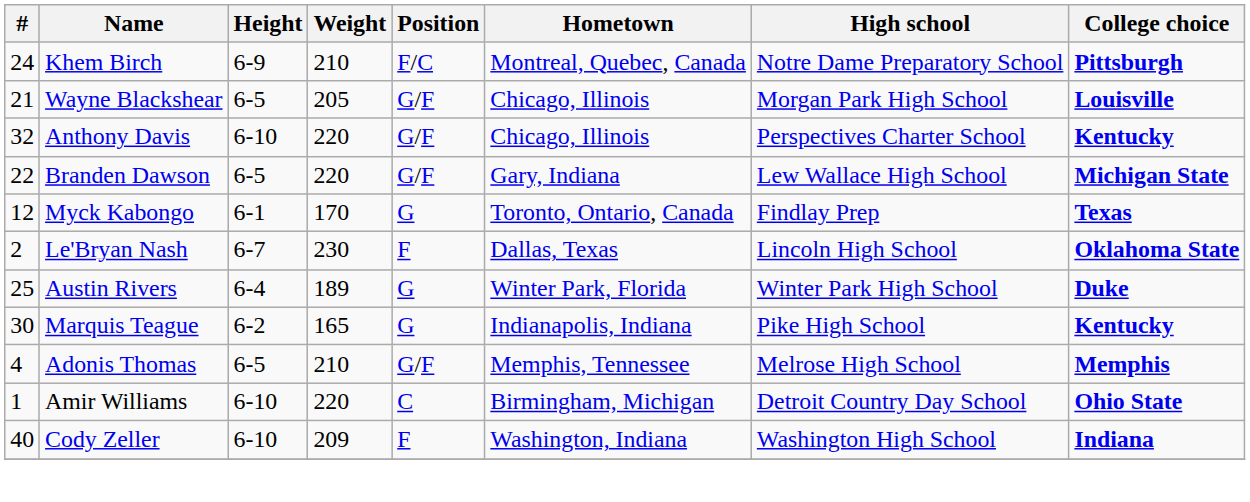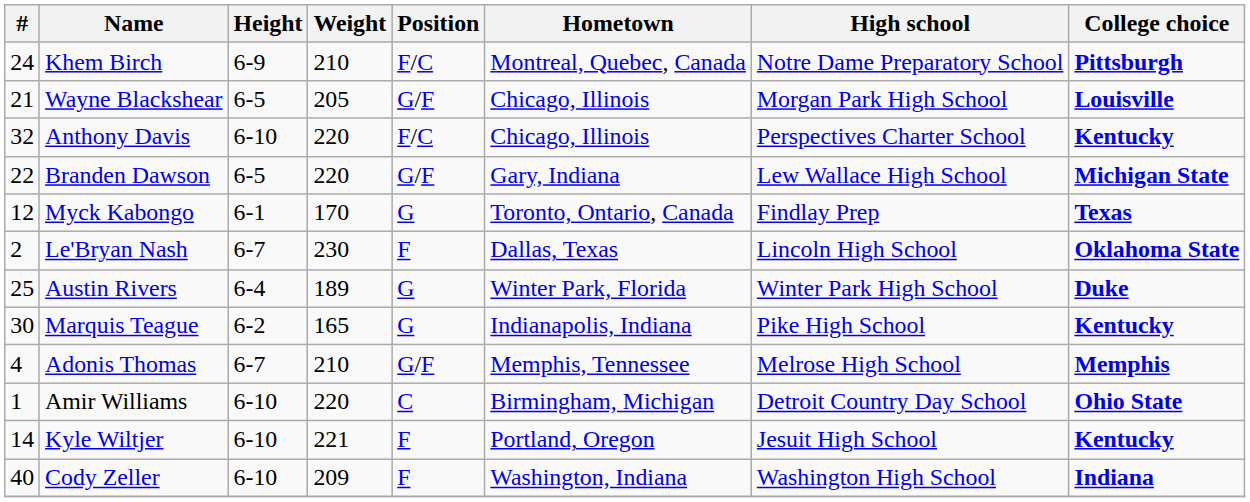(416, 136) G/F -> (415, 136) F/C
(249, 363) 6-5 -> (249, 363) 6-7
+ row: (104, 439)
